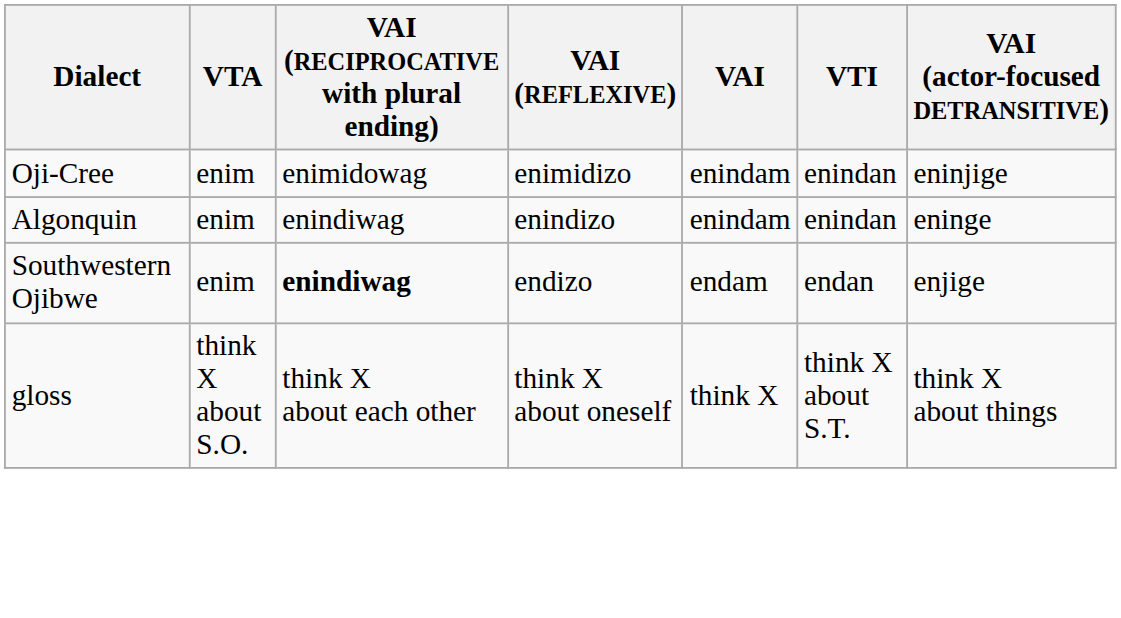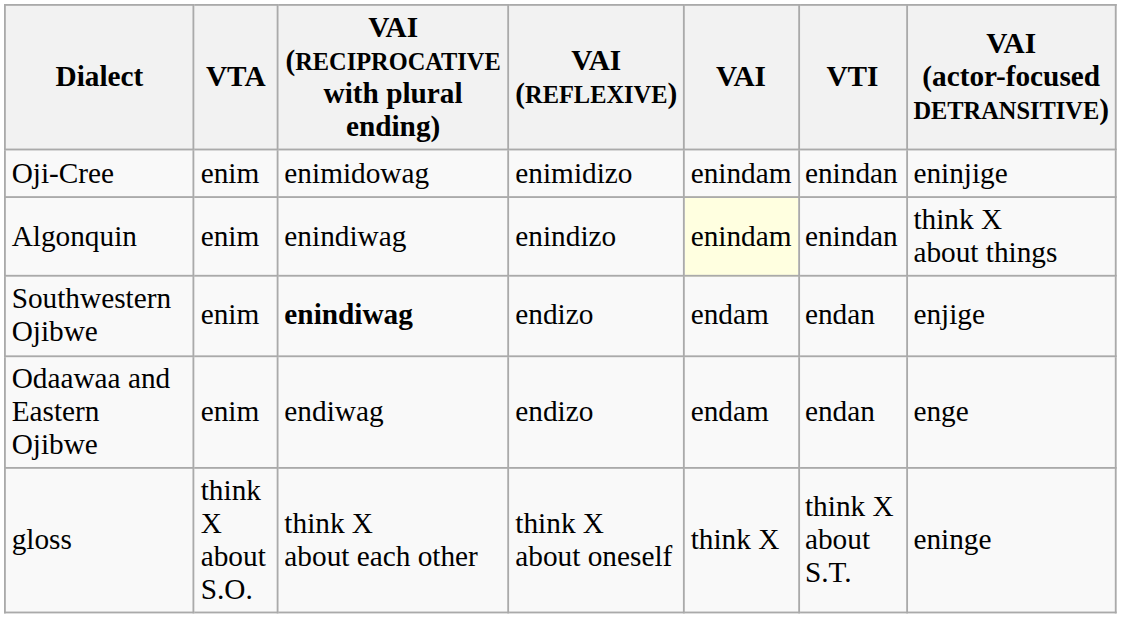(740, 219) no background -> (741, 235) lightyellow background
(952, 219) eninge -> (985, 235) think X about things
+ row: (91, 411)
(985, 394) think X about things -> (952, 539) eninge
